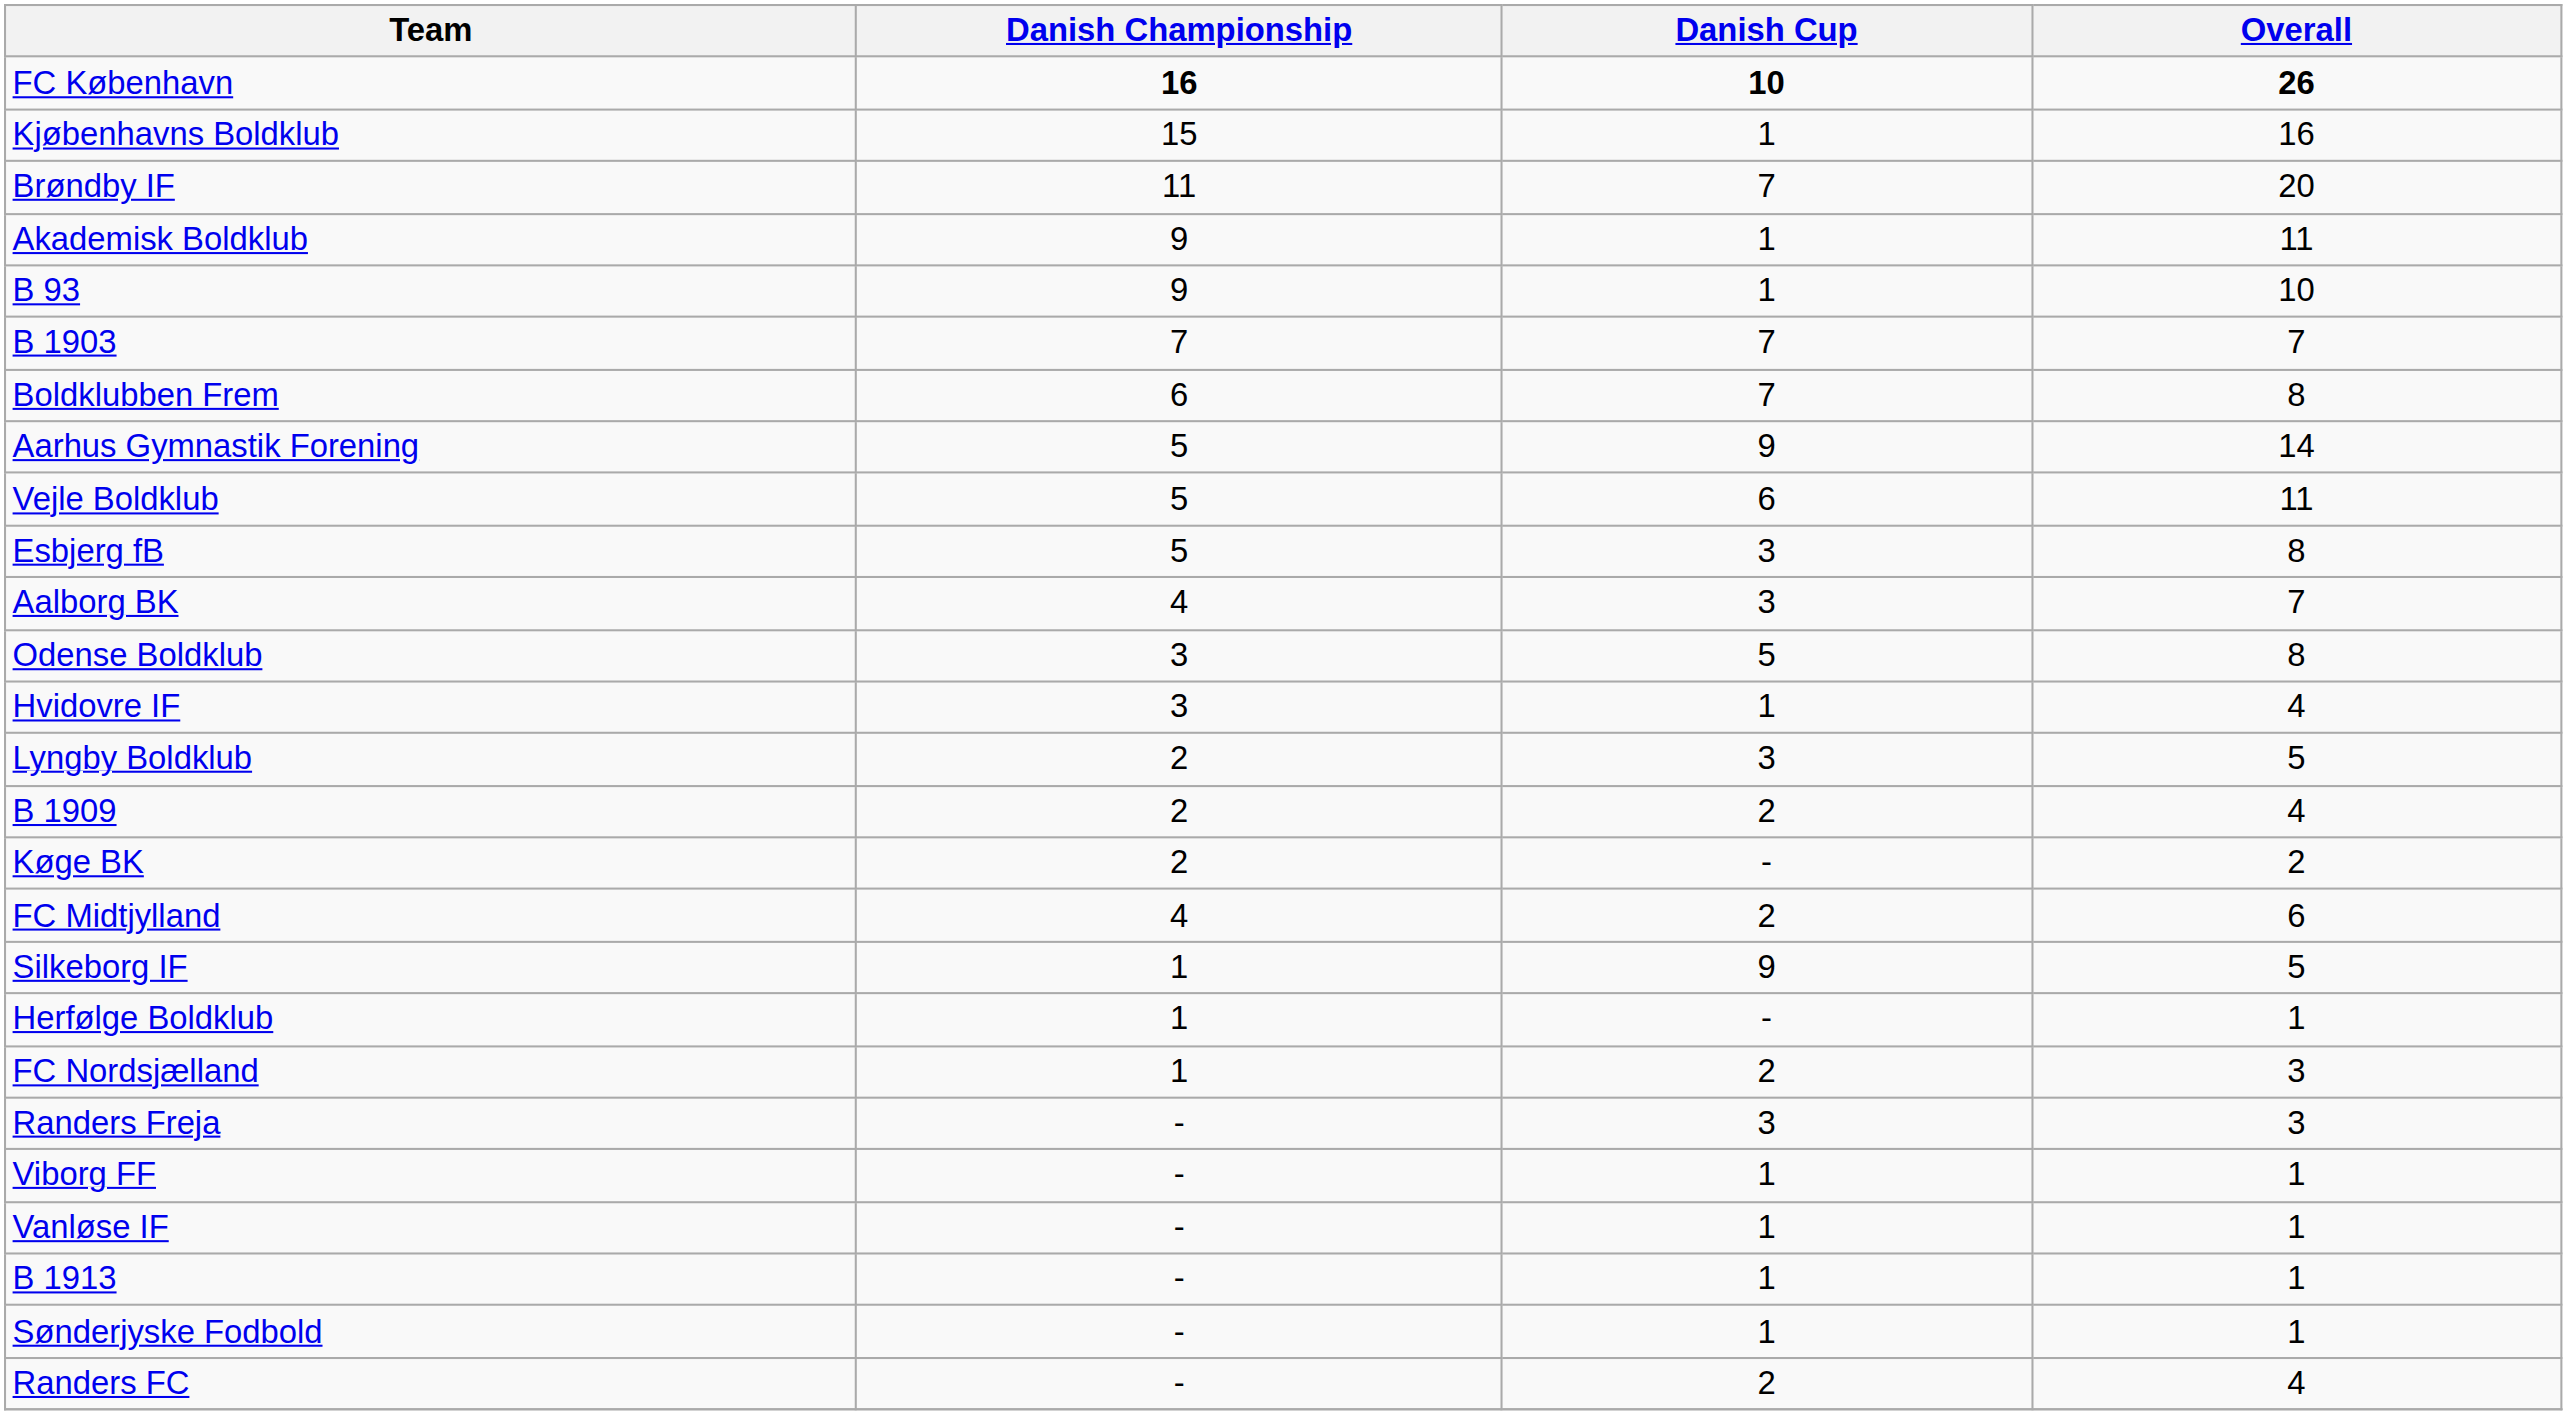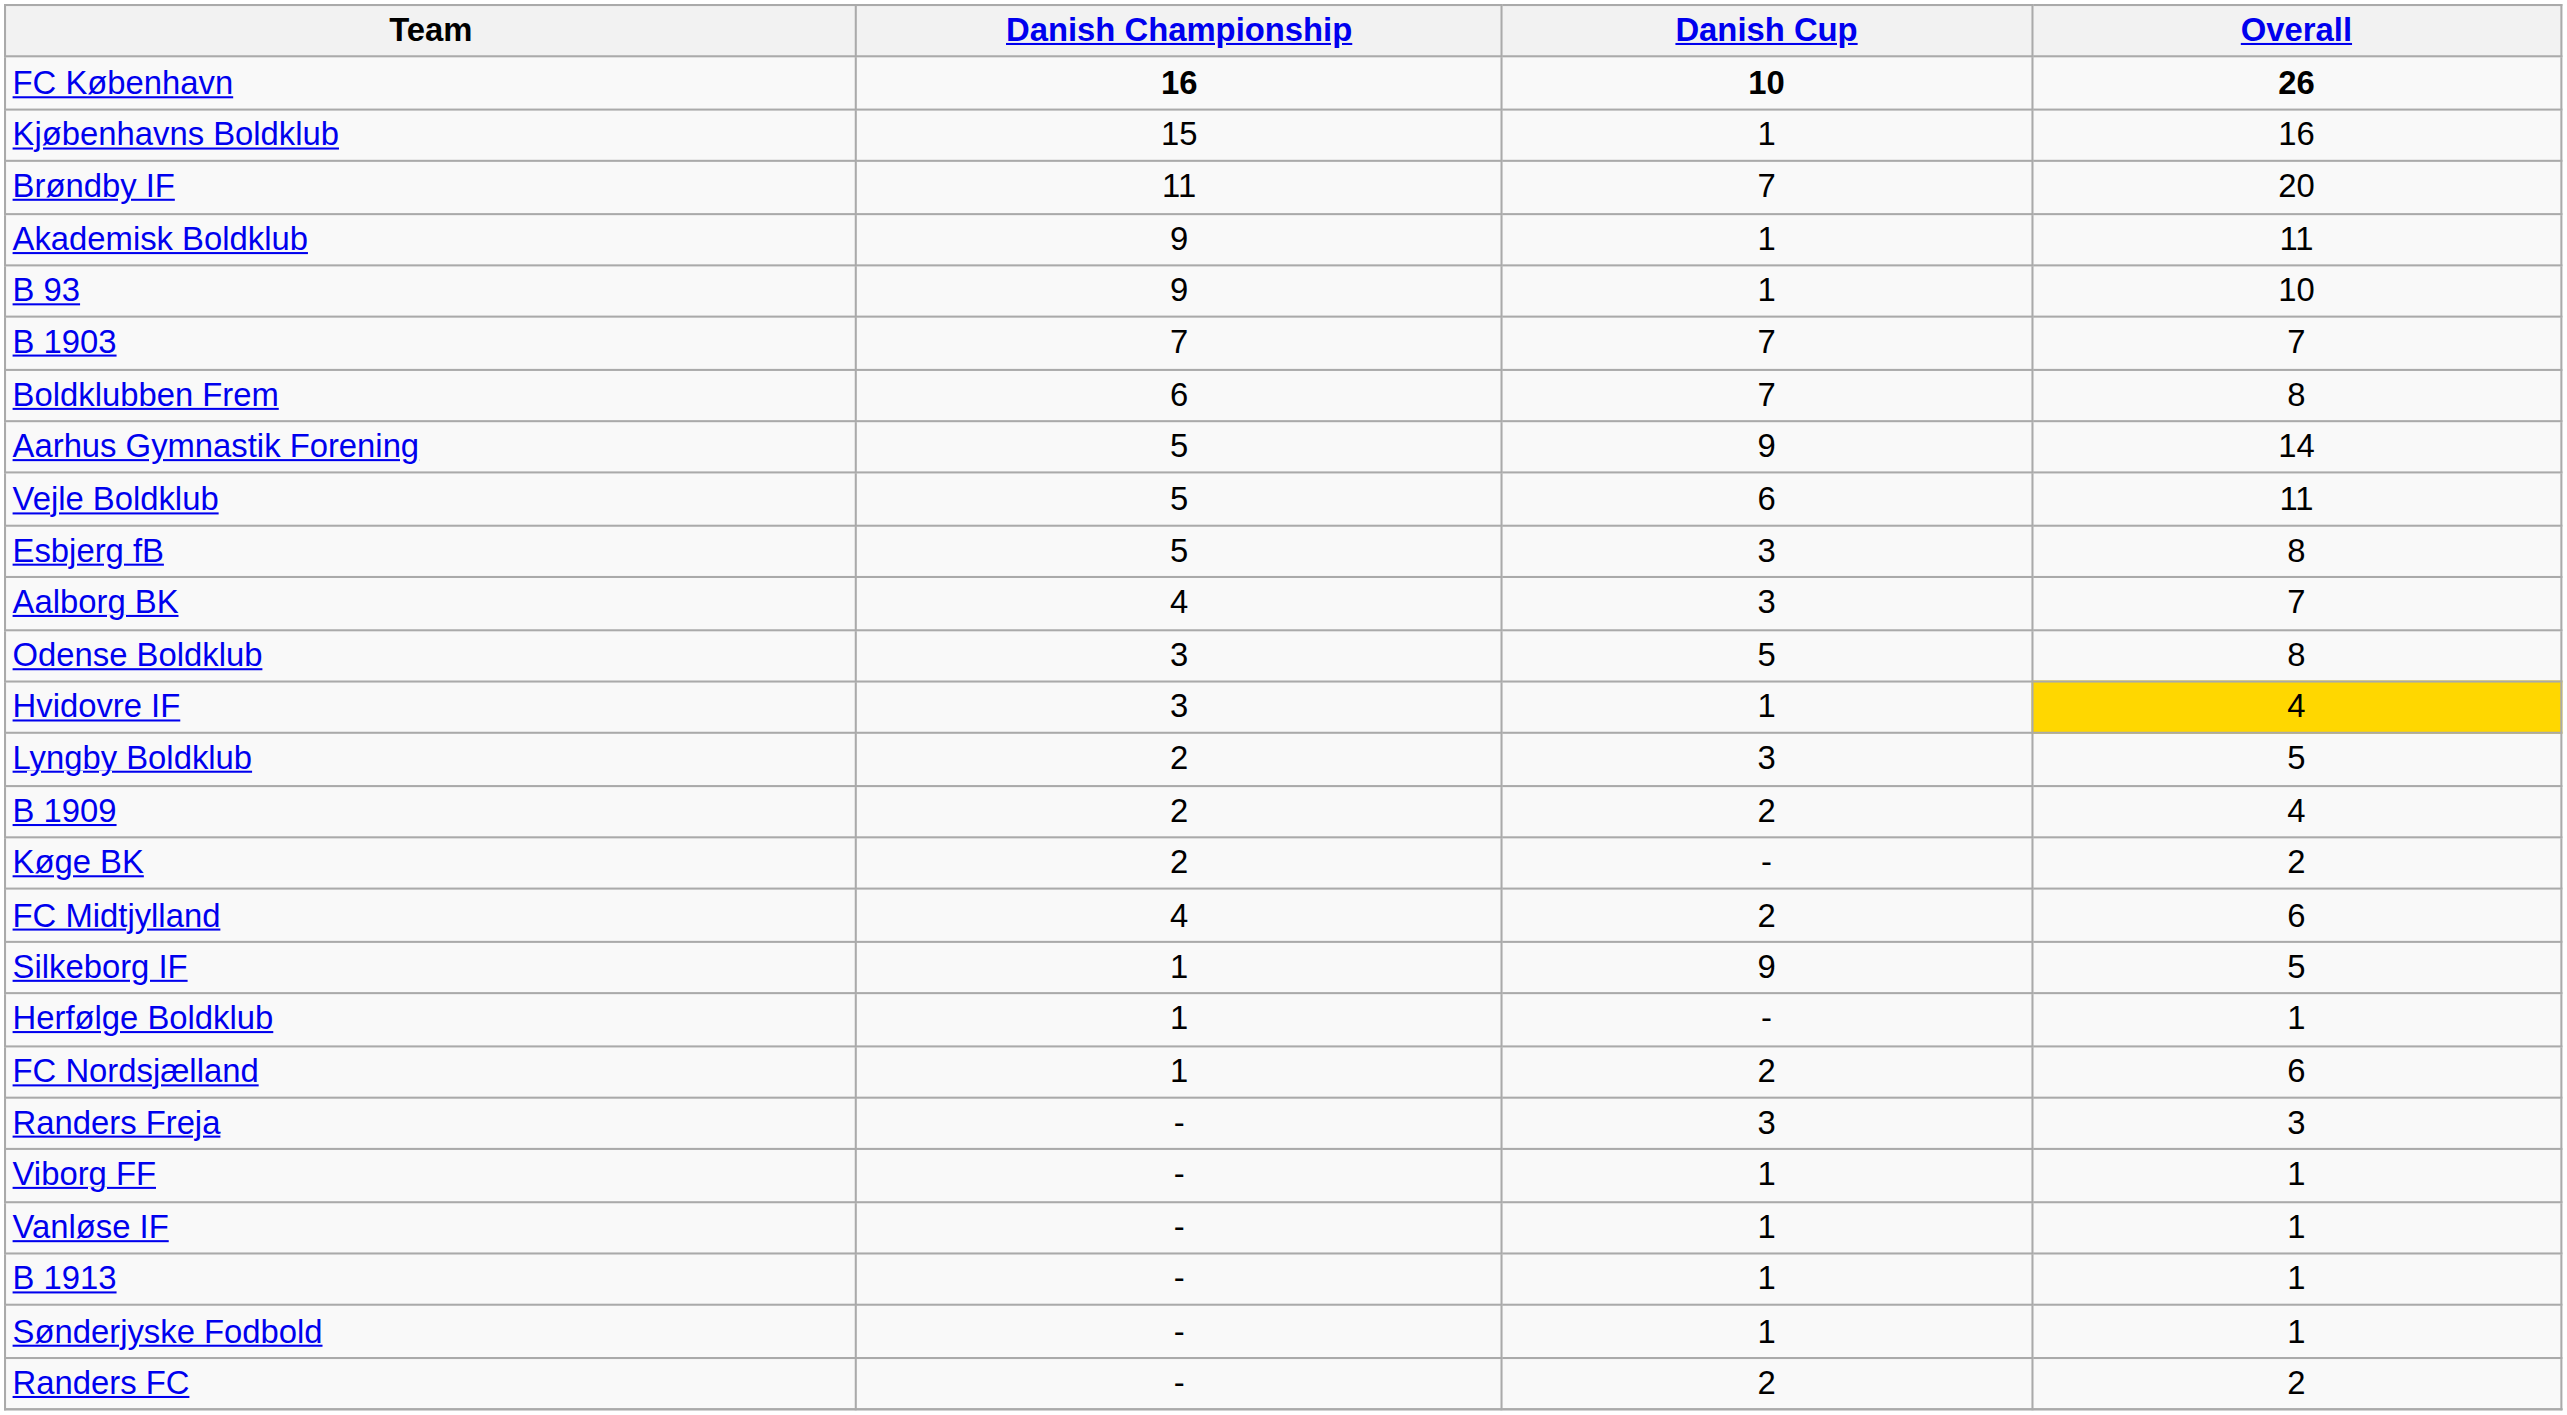(2296, 706) no background -> (2296, 706) gold background
(2296, 1070) 3 -> (2296, 1070) 6
(2296, 1382) 4 -> (2296, 1382) 2
